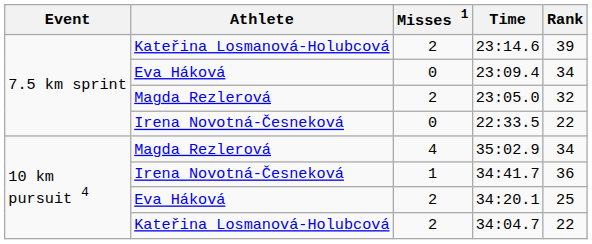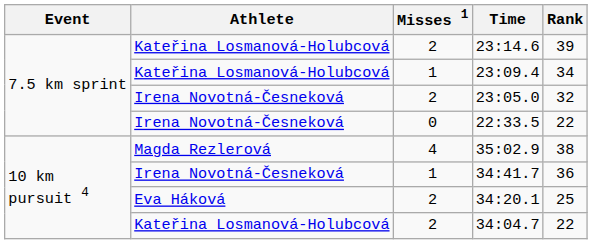(180, 72) Eva Háková -> (262, 72) Kateřina Losmanová-Holubcová
(433, 72) 0 -> (433, 72) 1
(203, 98) Magda Rezlerová -> (239, 98) Irena Novotná-Česneková
(565, 149) 34 -> (565, 149) 38
